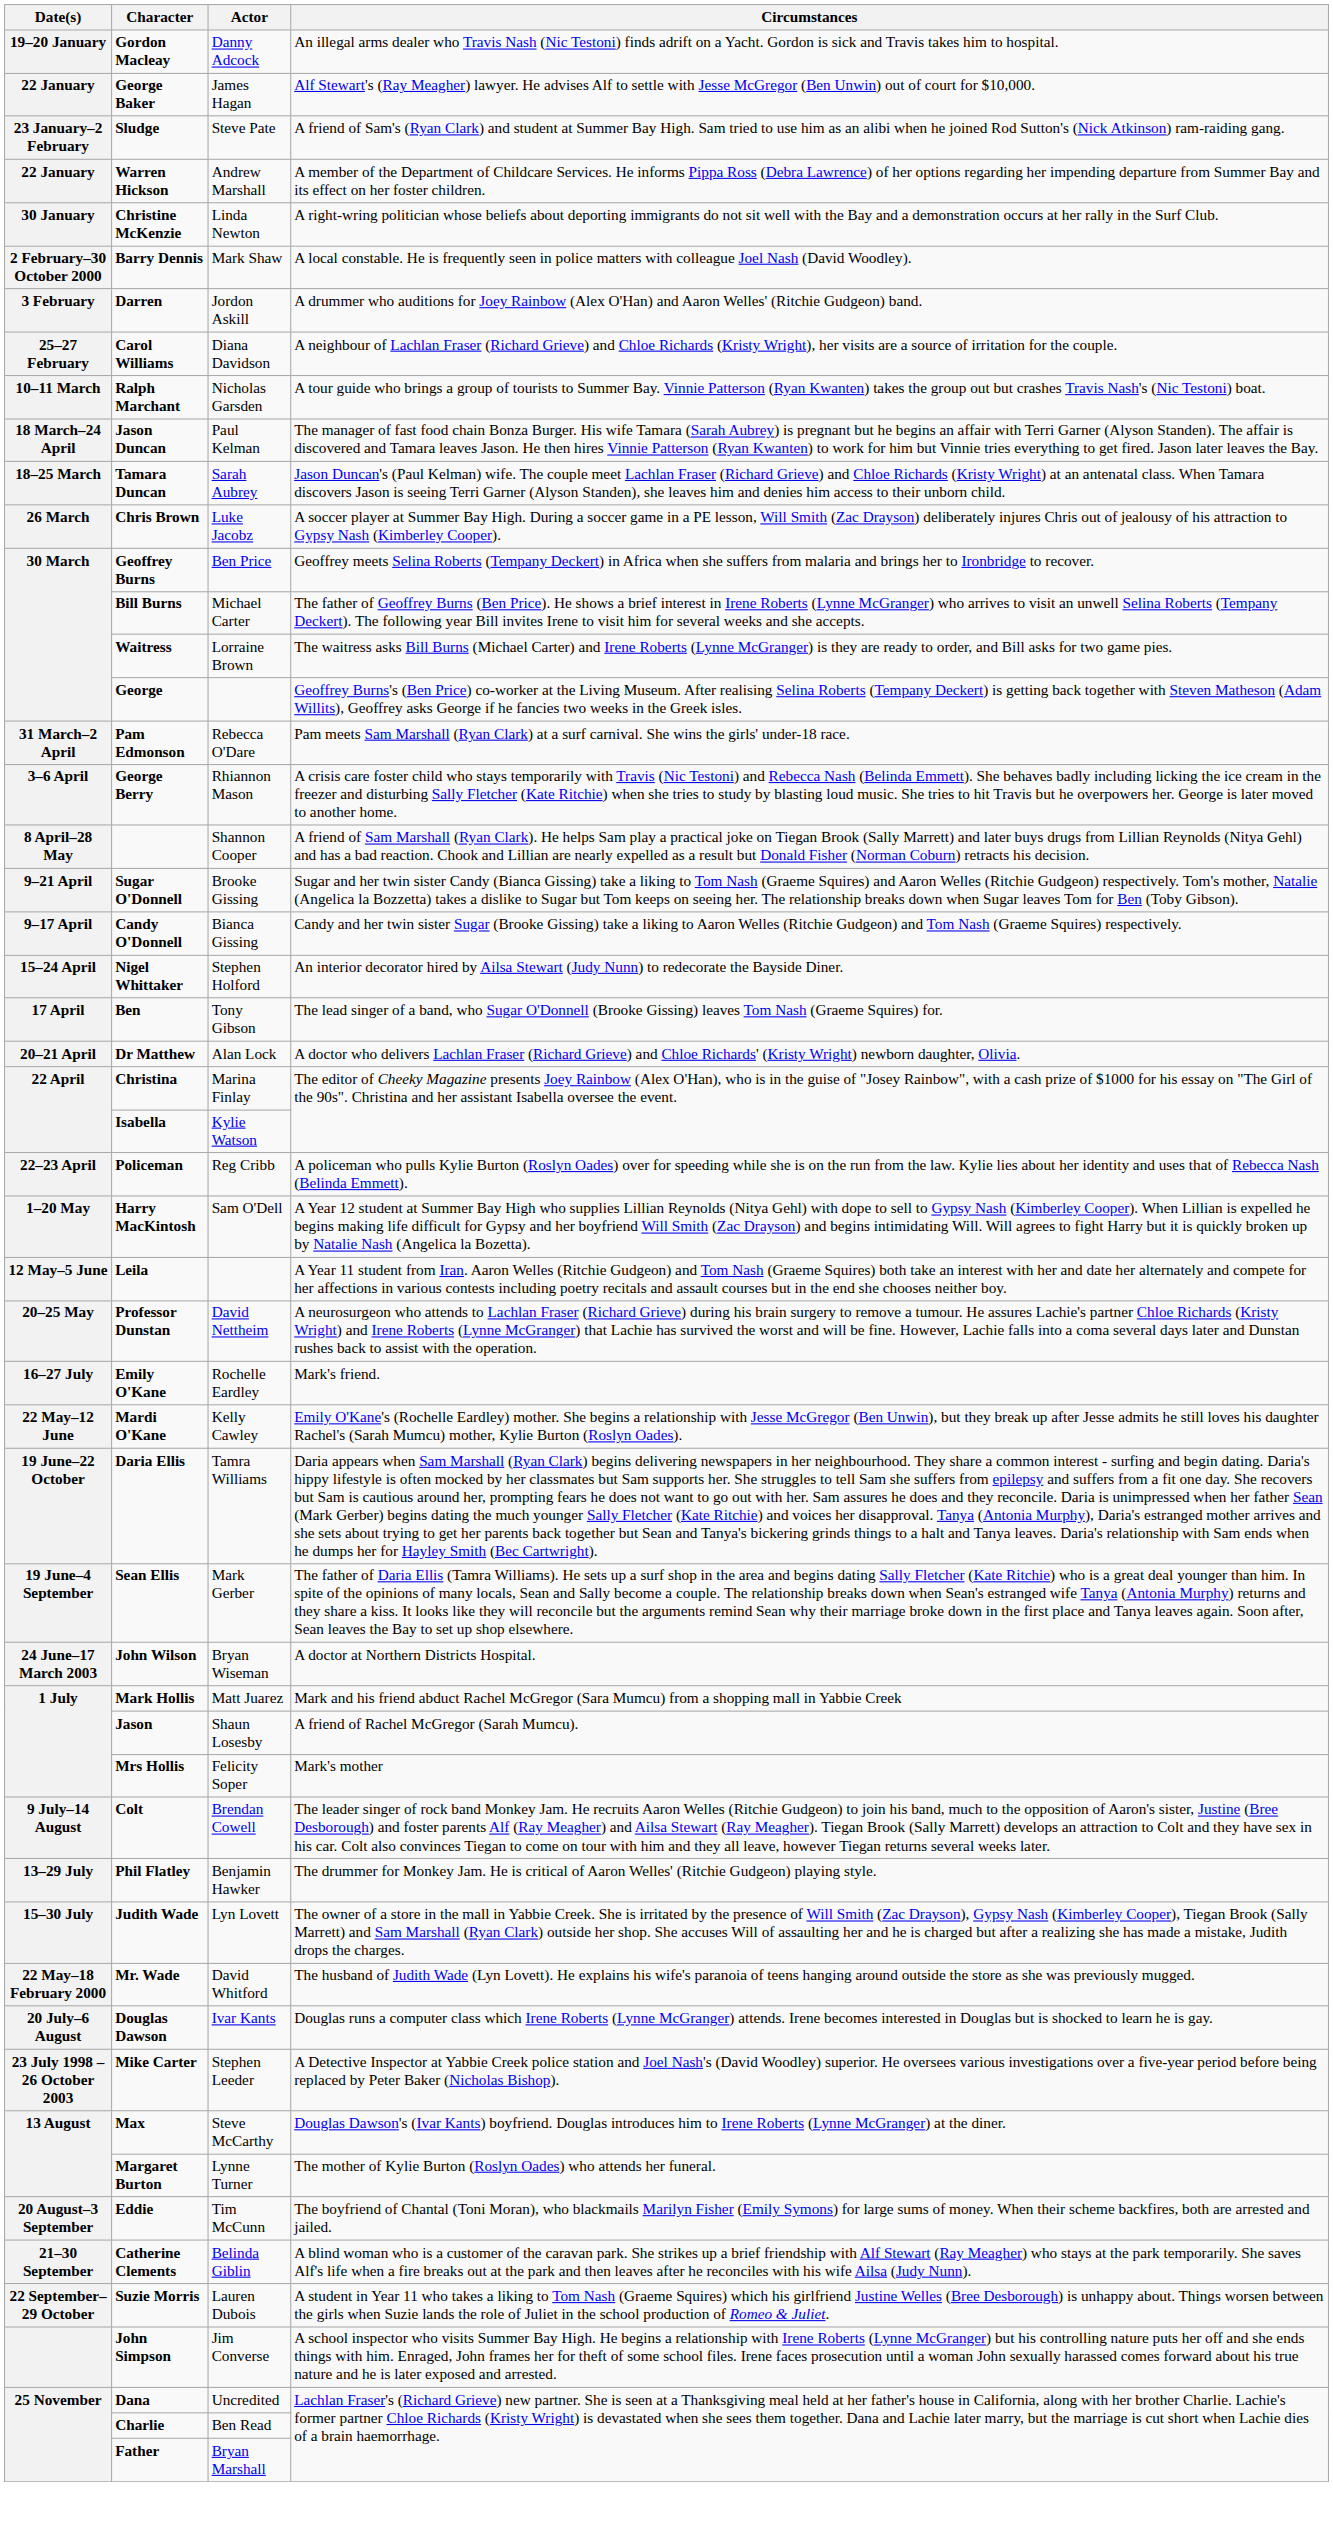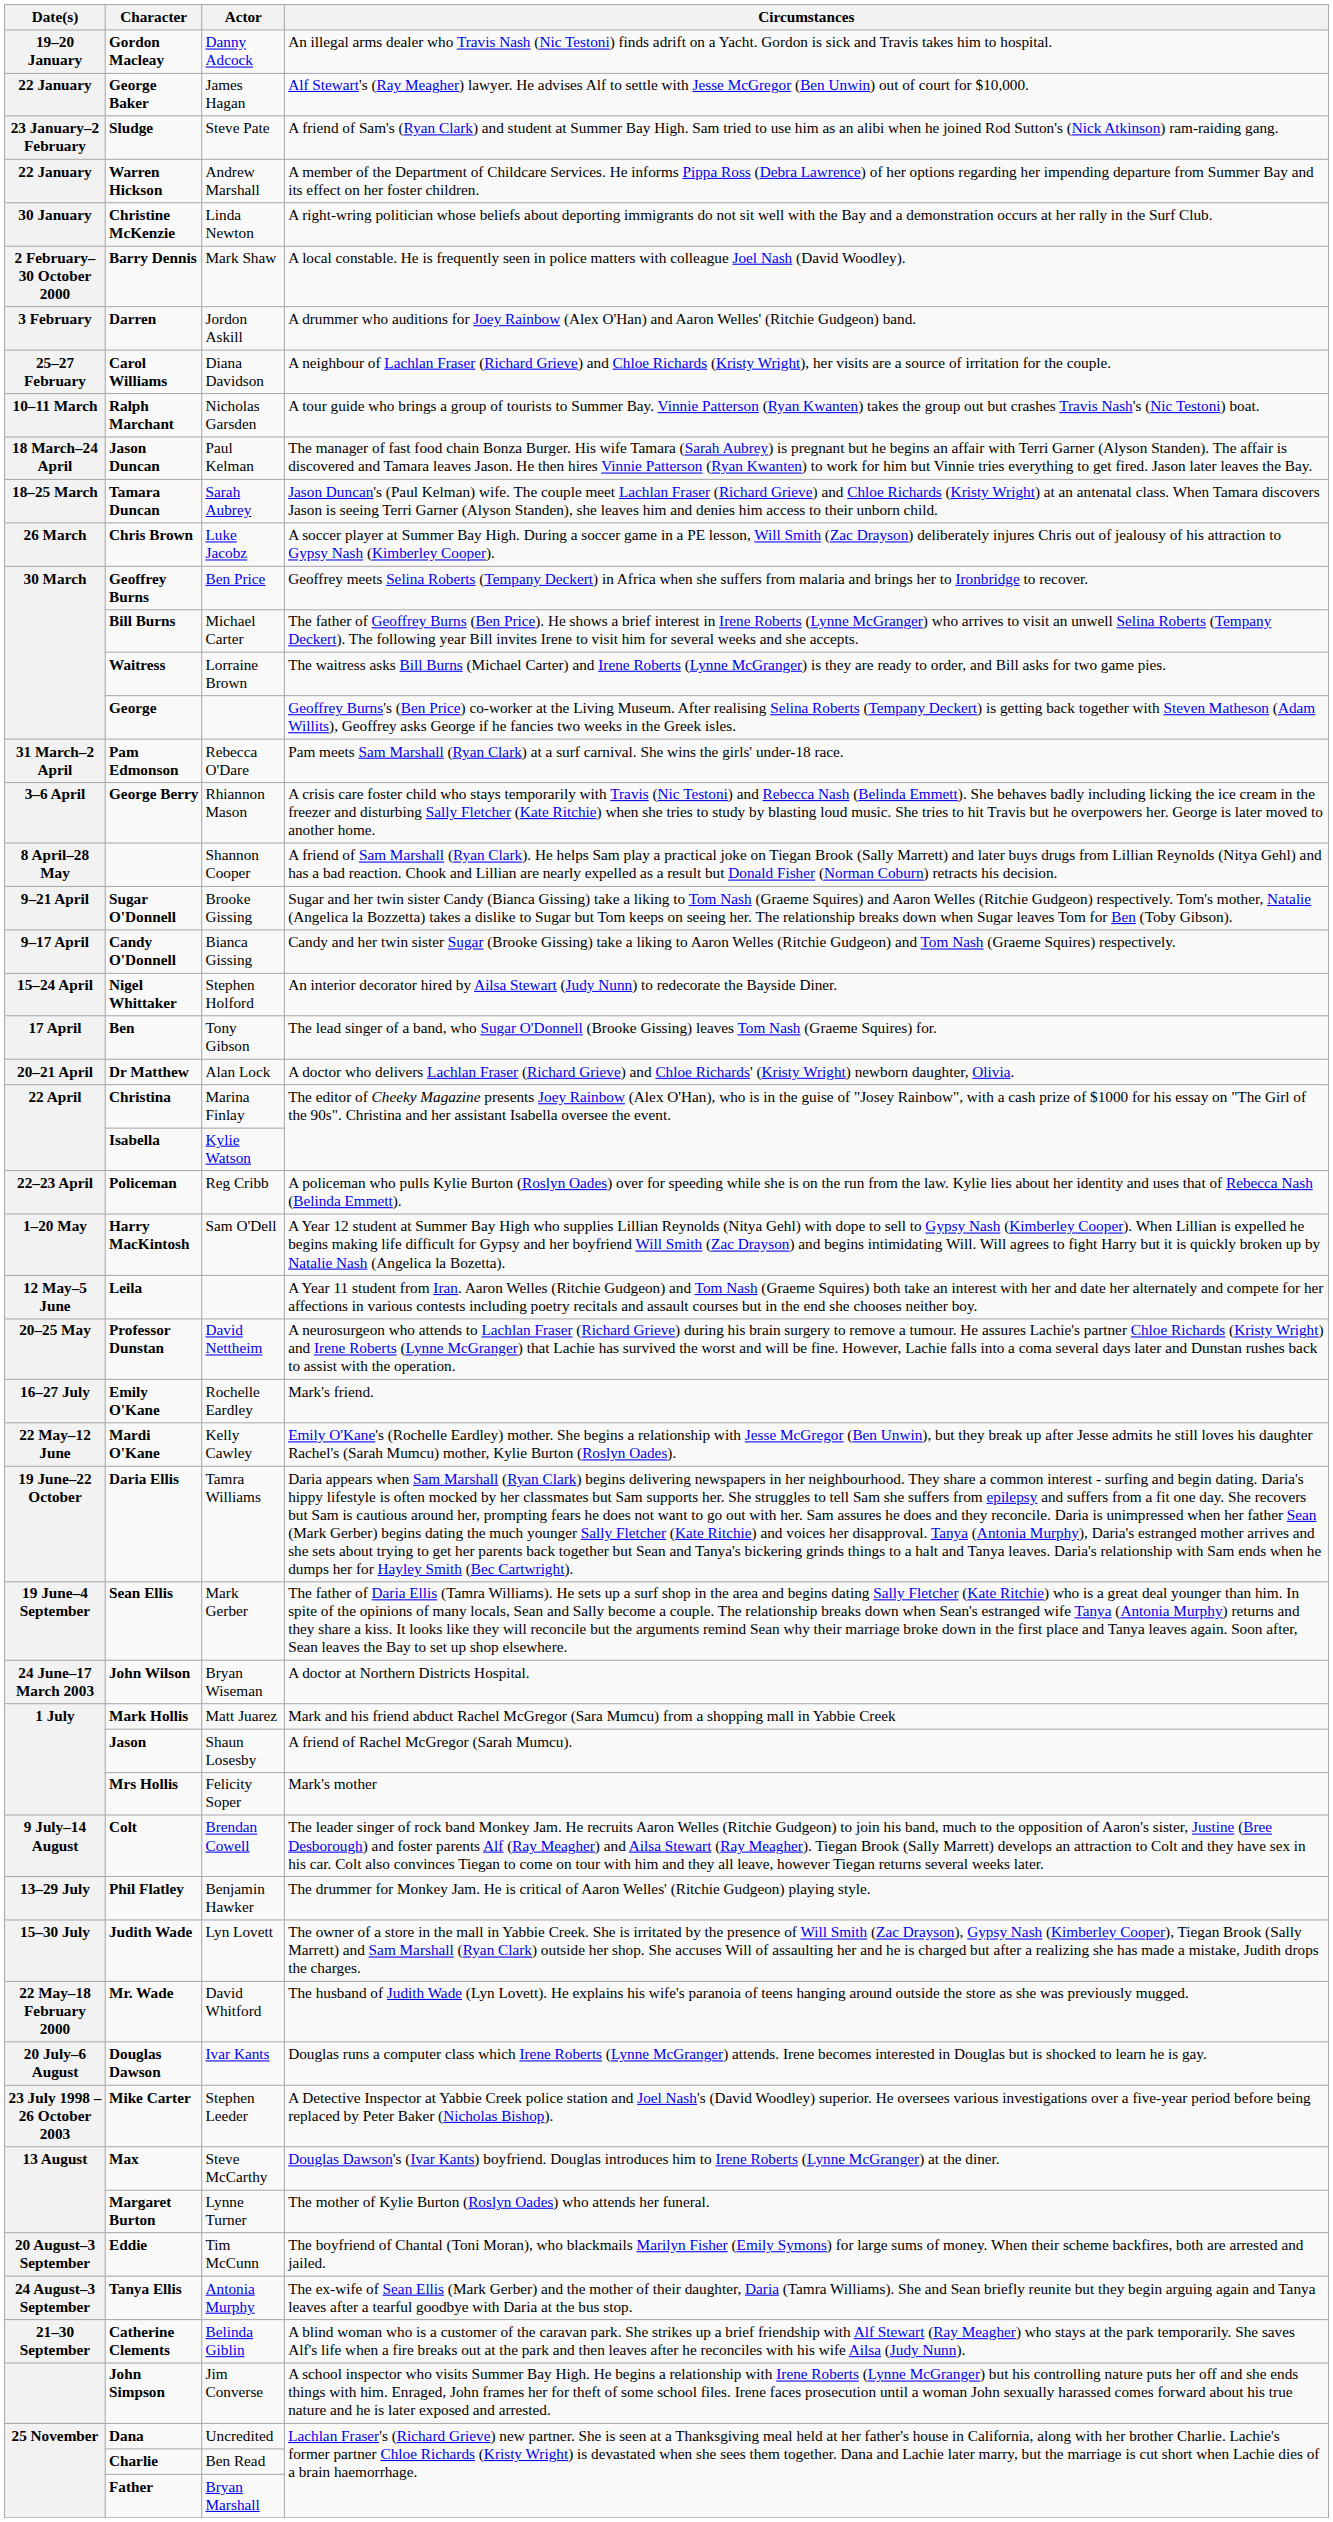+ row: (145, 2289)
- row: (157, 2296)
